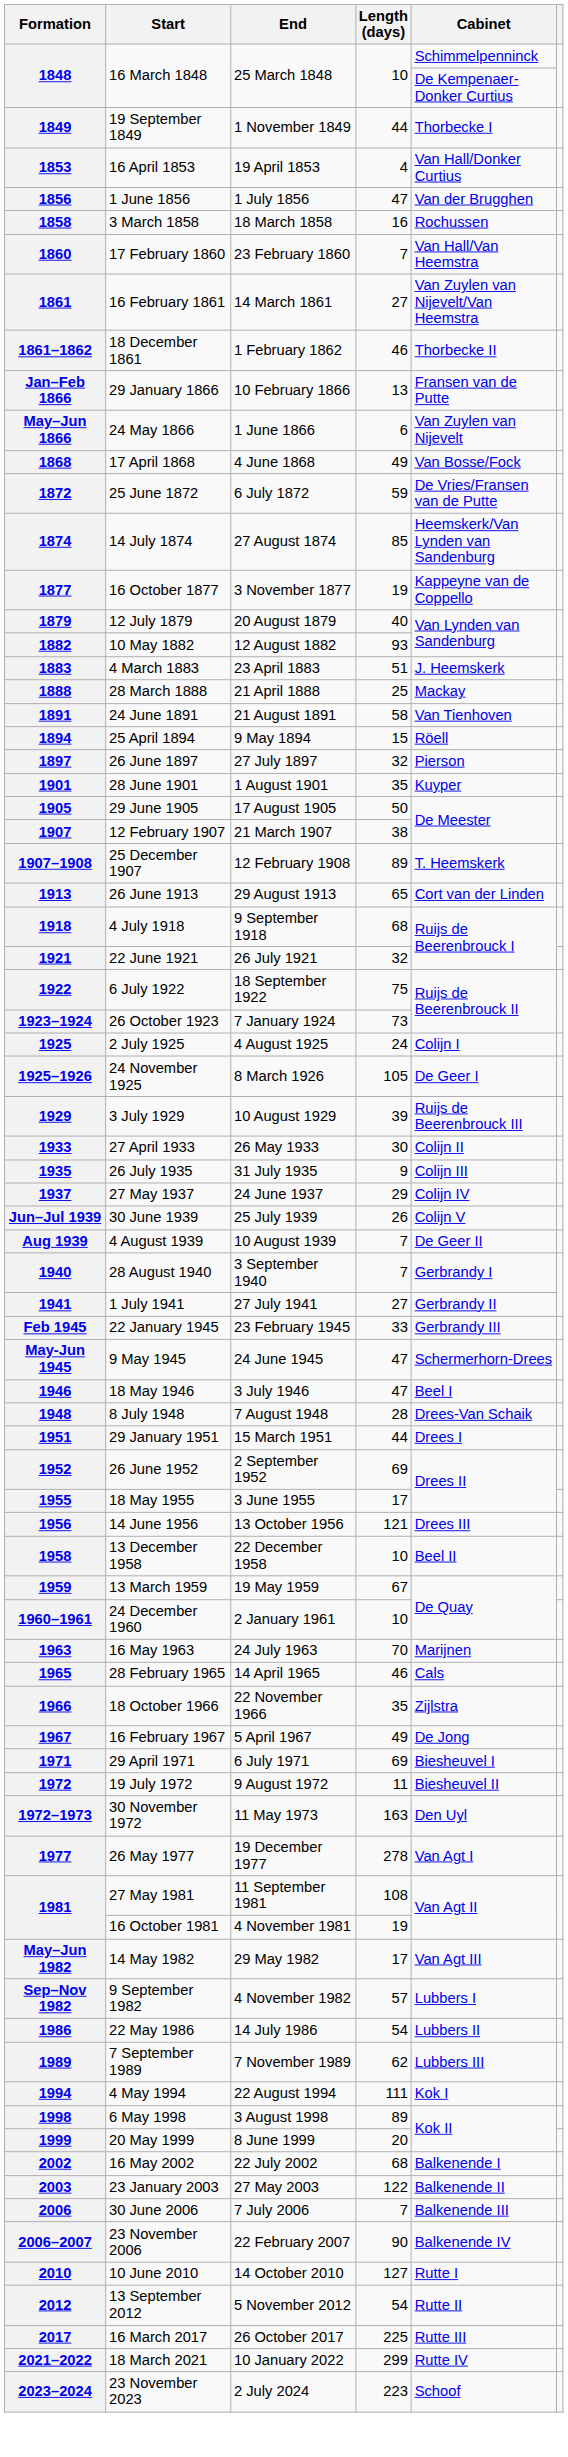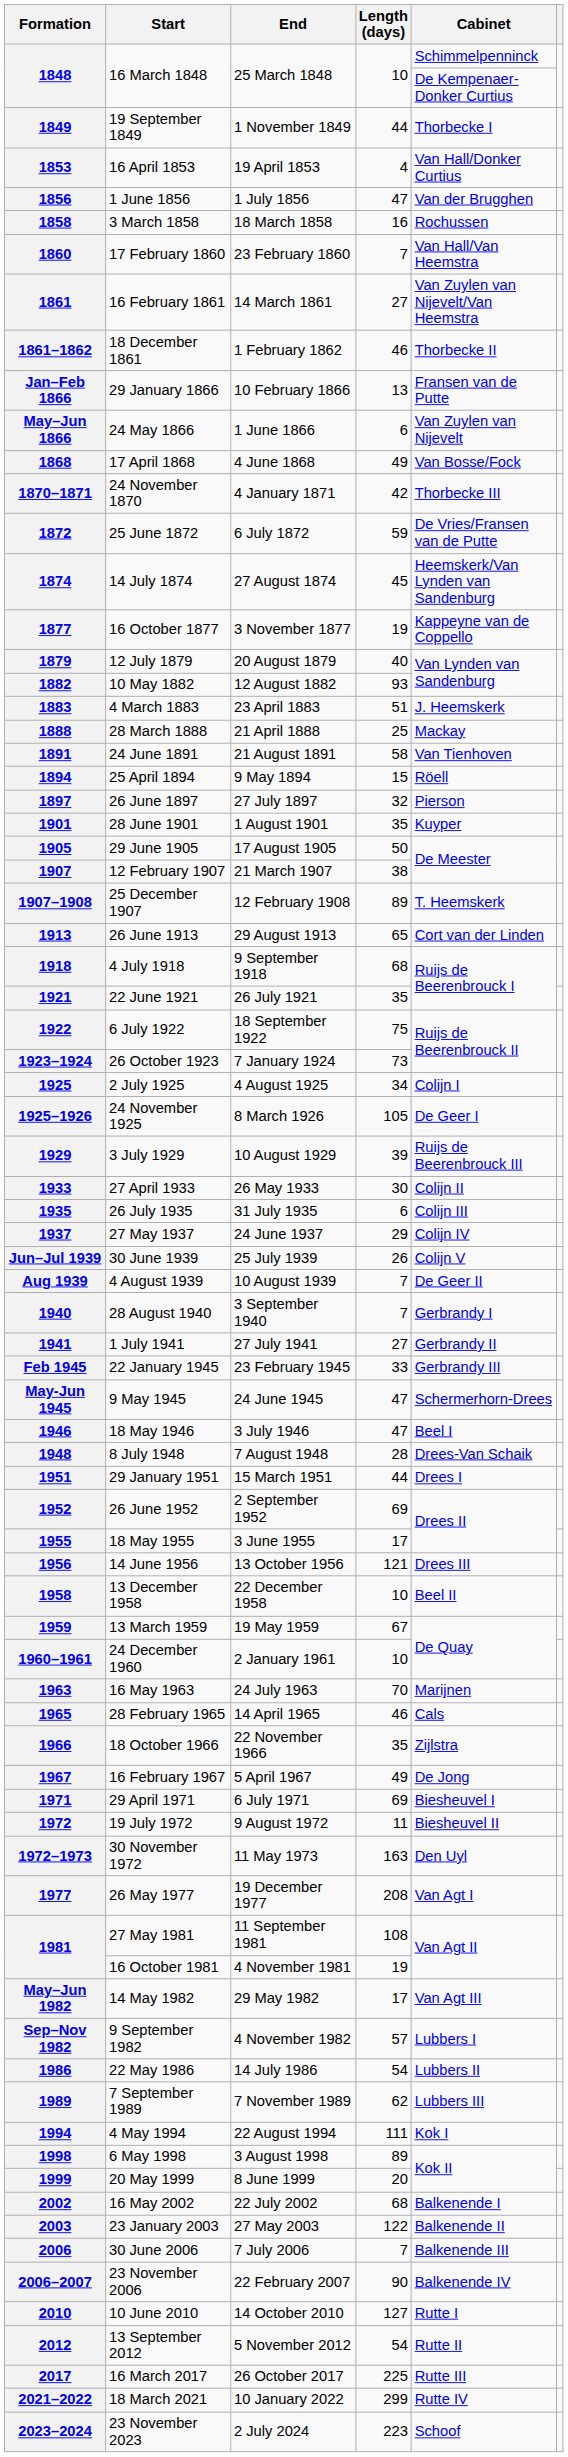+ row: (55, 493)
(400, 541) 85 -> (400, 581) 45
(400, 958) 32 -> (400, 998) 35
(400, 1044) 24 -> (400, 1084) 34
(404, 1171) 9 -> (404, 1211) 6
(396, 1855) 278 -> (396, 1895) 208
